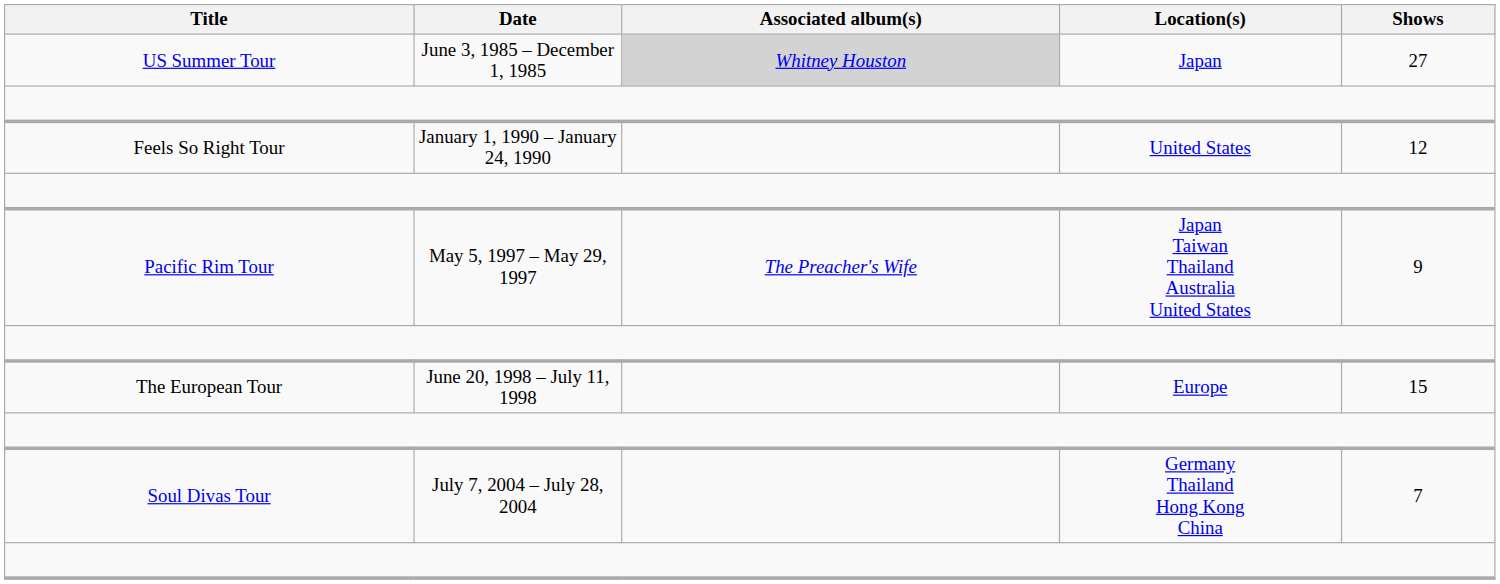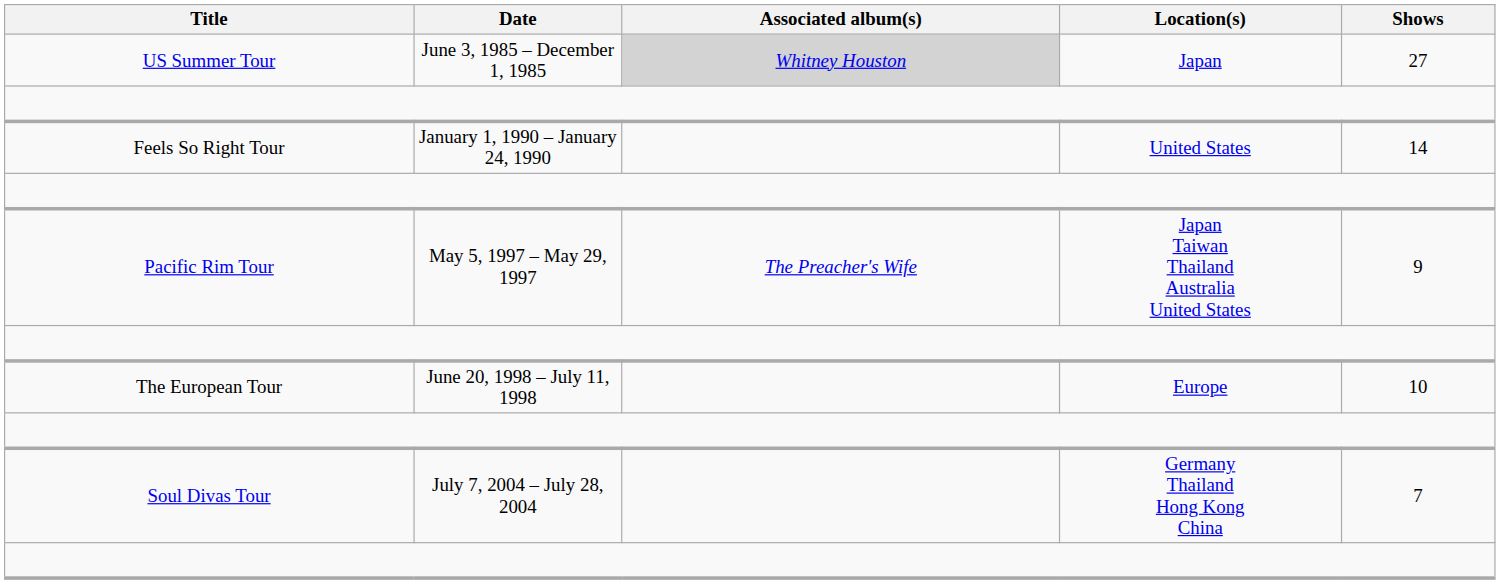(1418, 147) 12 -> (1418, 147) 14
(1418, 387) 15 -> (1418, 387) 10
